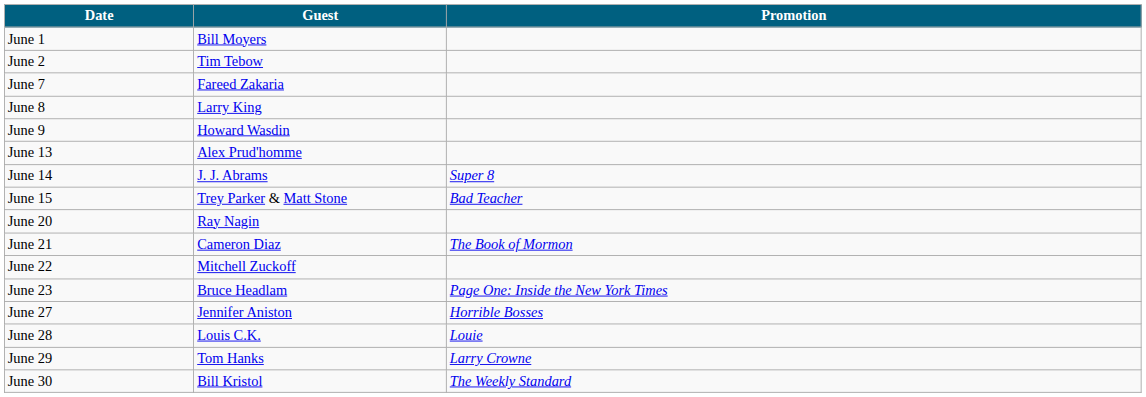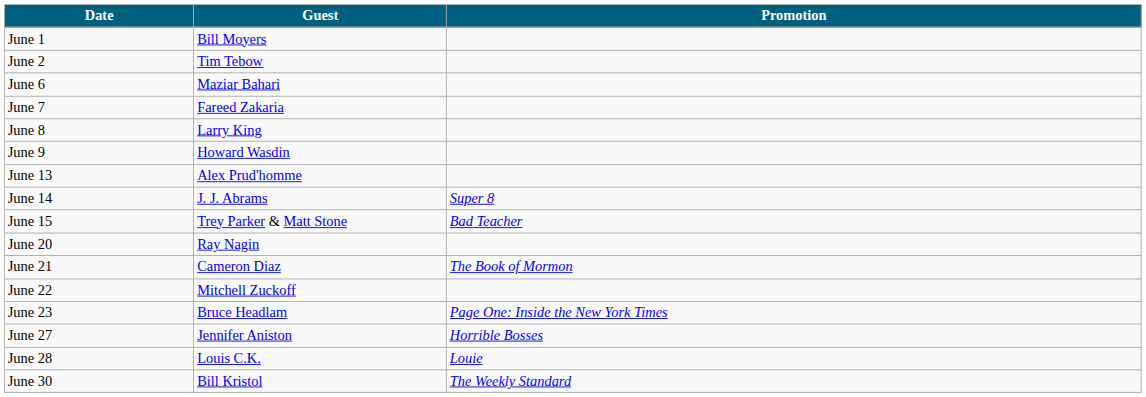+ row: (26, 84)
- row: (30, 358)
